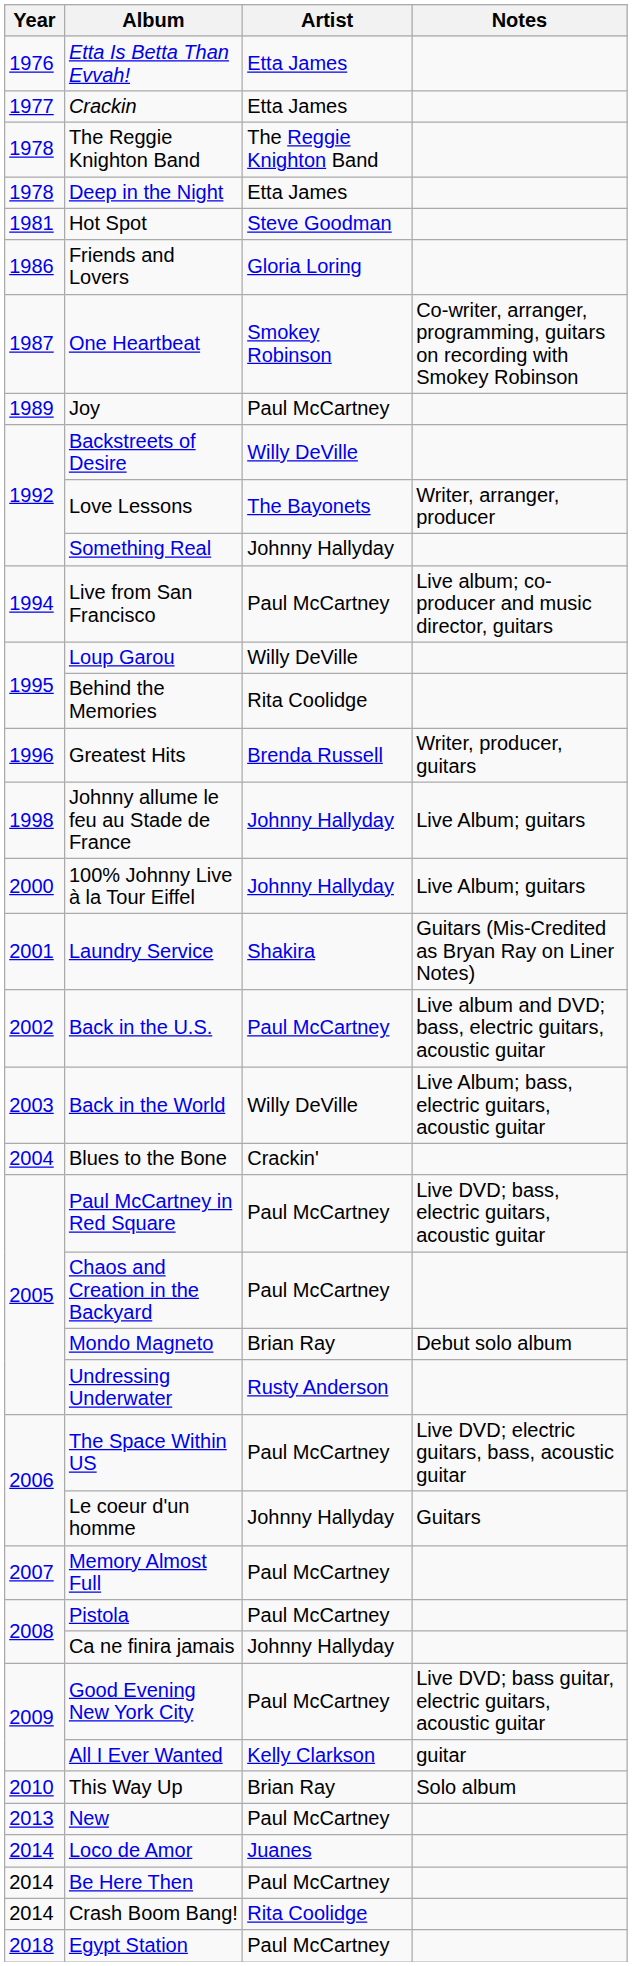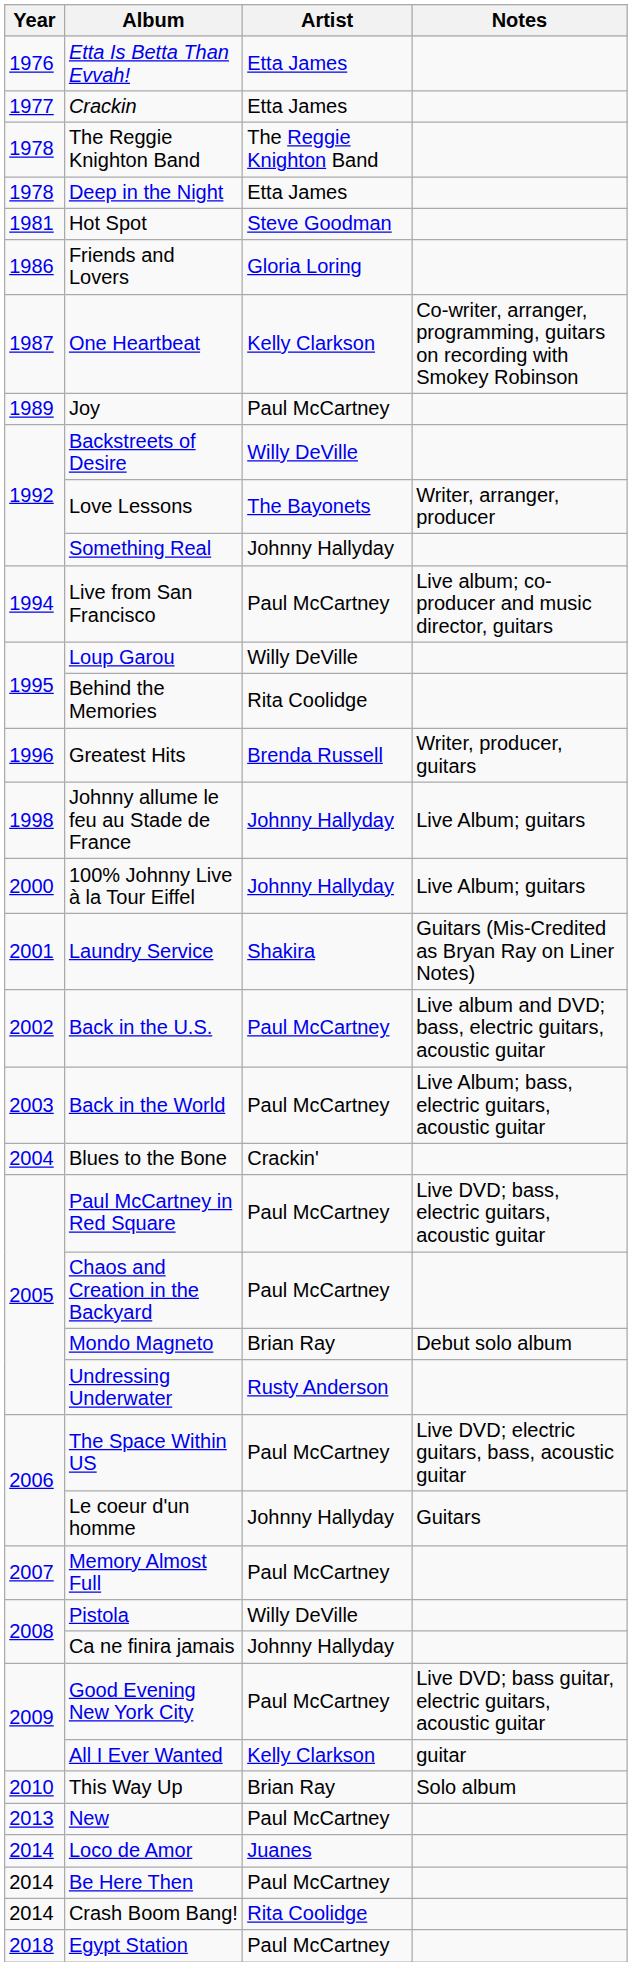(289, 343) Smokey Robinson -> (311, 343) Kelly Clarkson
(303, 1104) Willy DeVille -> (318, 1104) Paul McCartney
(318, 1615) Paul McCartney -> (303, 1615) Willy DeVille
